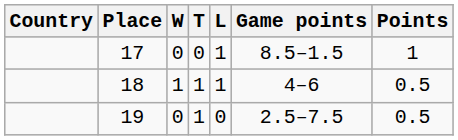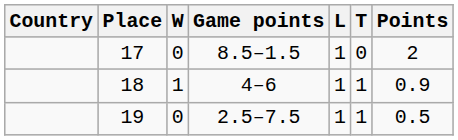columns swapped: (199, 21) <-> (302, 21)
(413, 53) 1 -> (413, 53) 2
(413, 86) 0.5 -> (413, 86) 0.9
(220, 118) 0 -> (340, 118) 1
